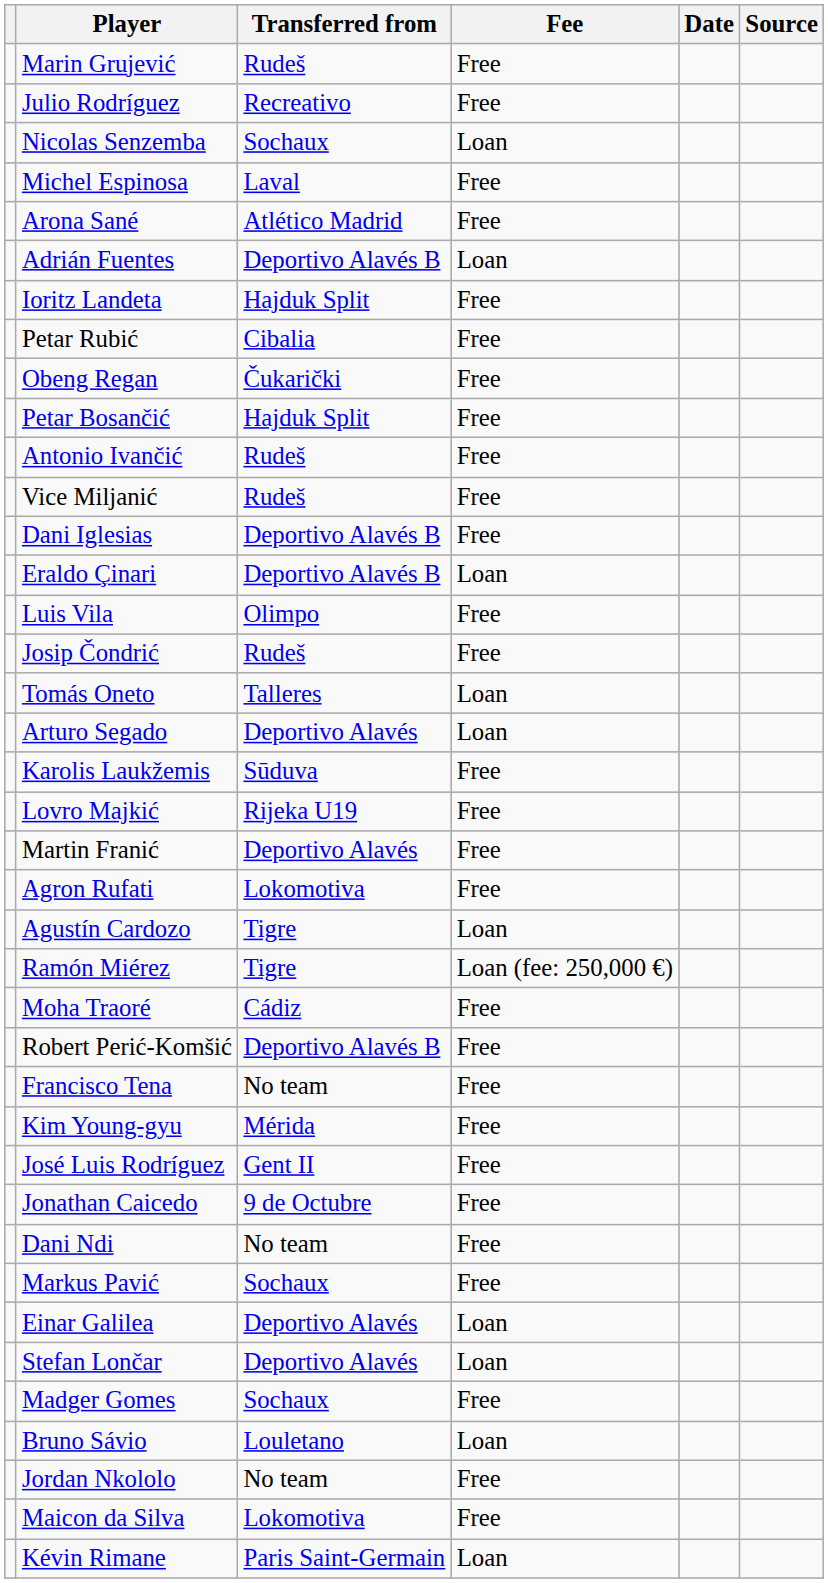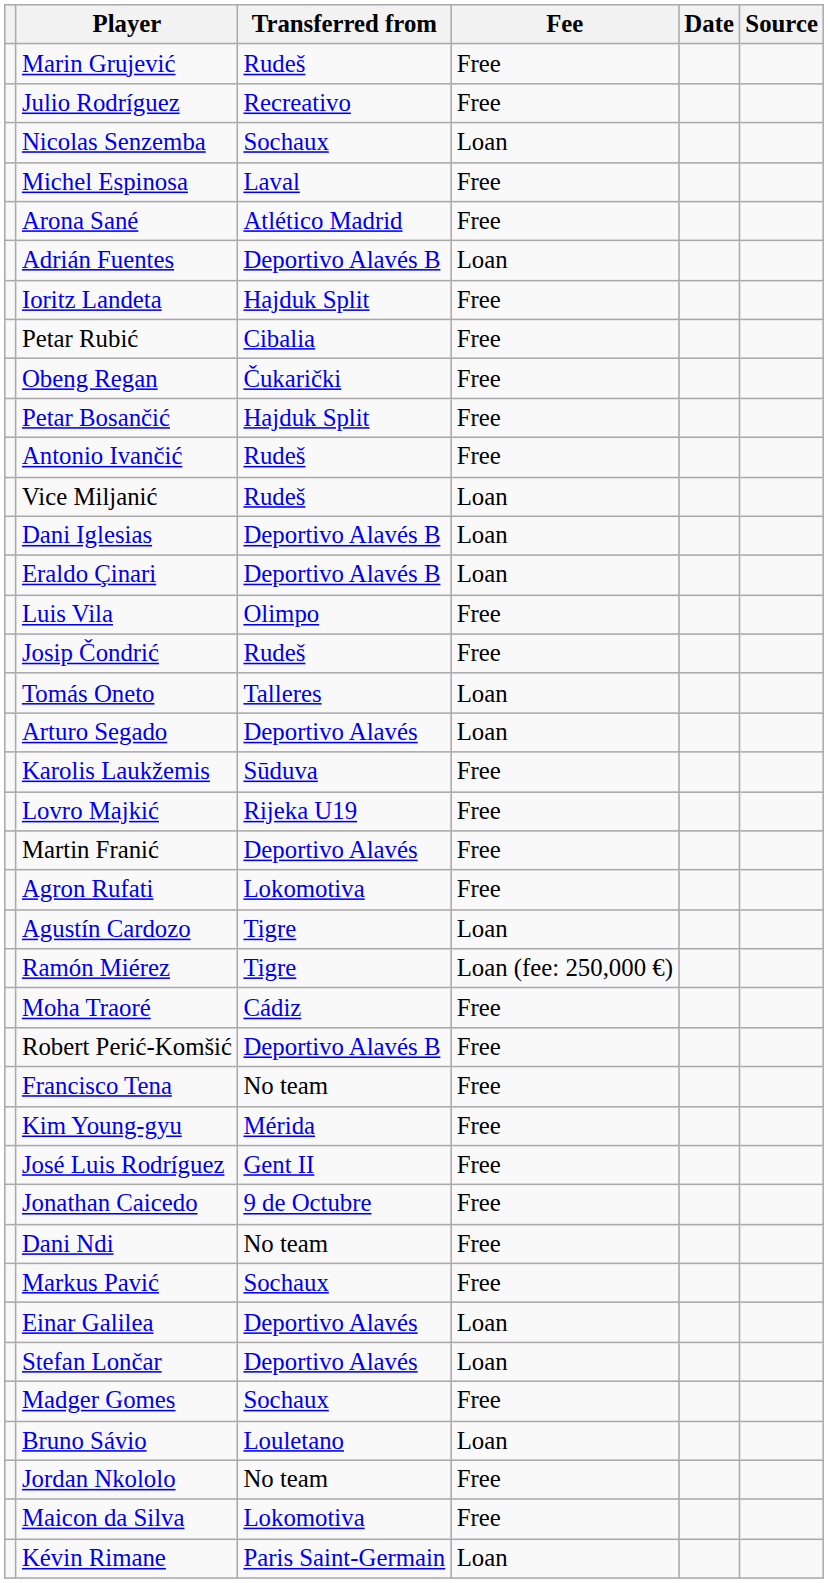(479, 496) Free -> (482, 496) Loan
(479, 535) Free -> (482, 535) Loan
